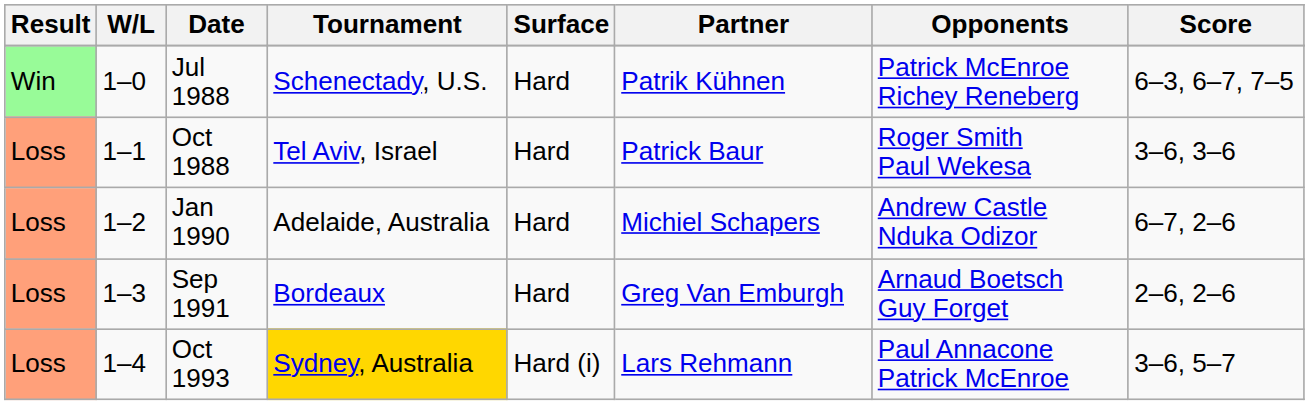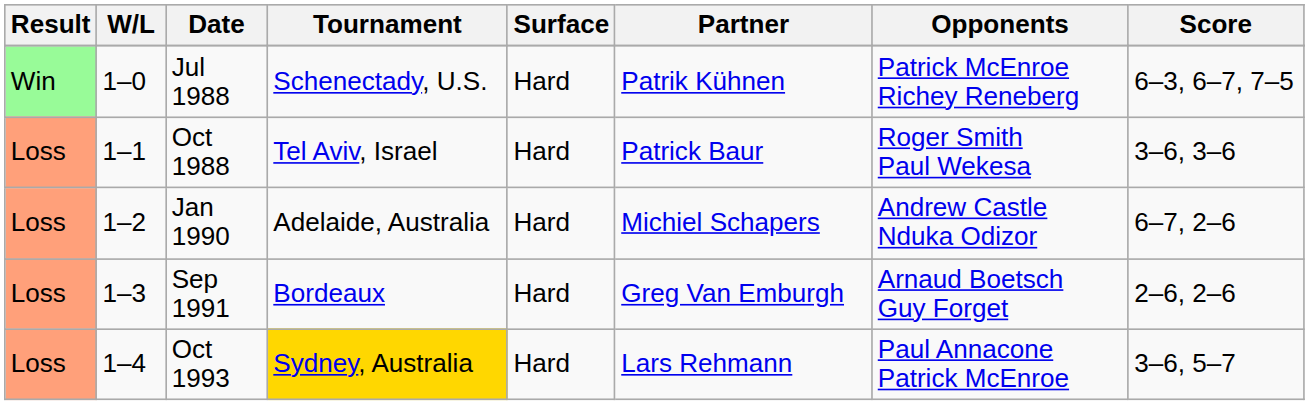(557, 364) Hard (i) -> (542, 364) Hard
